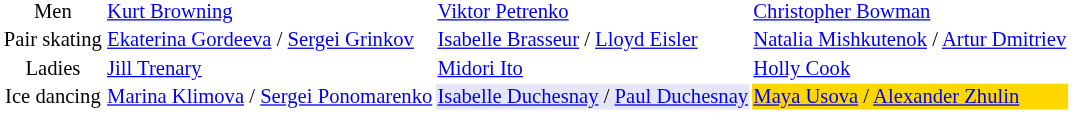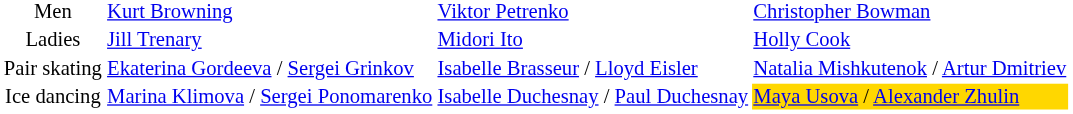rows swapped: (53, 68) <-> (53, 39)
(593, 96) lavender background -> (593, 96) no background
